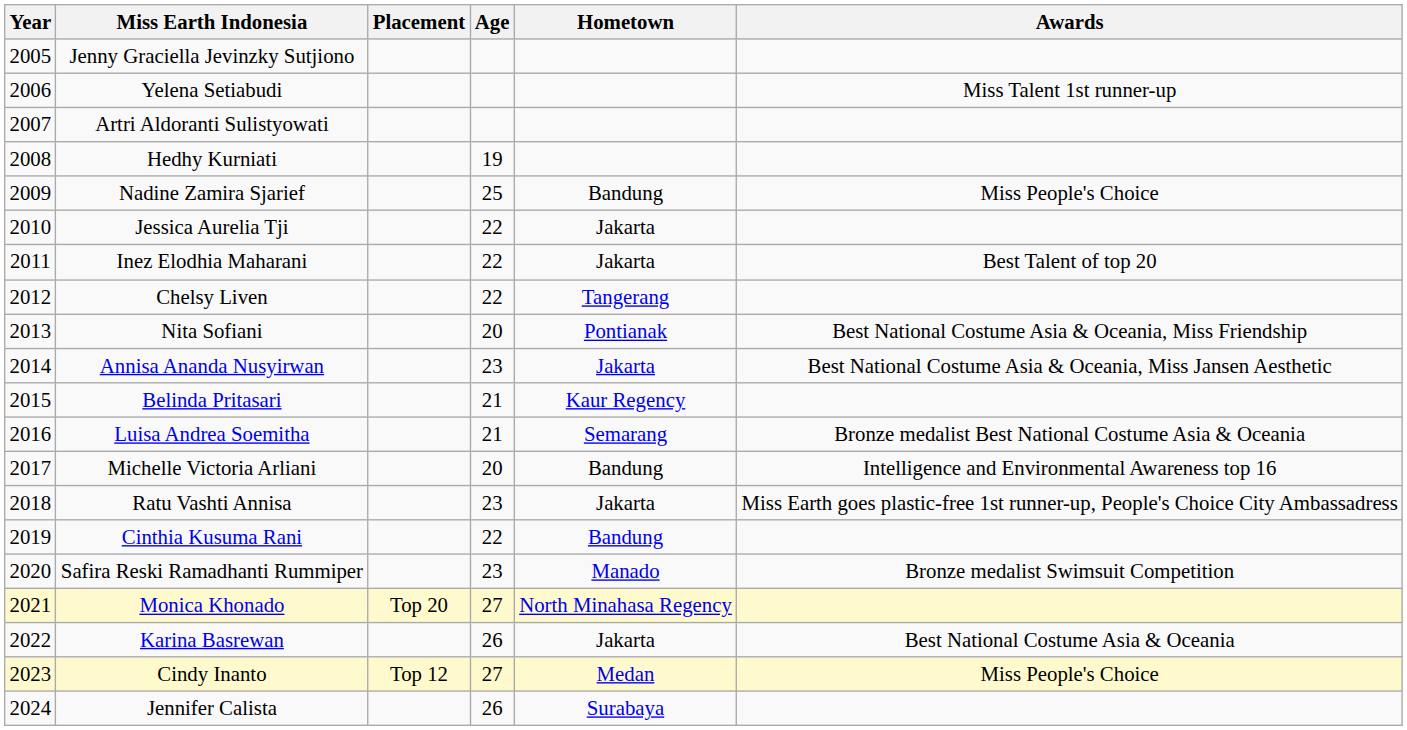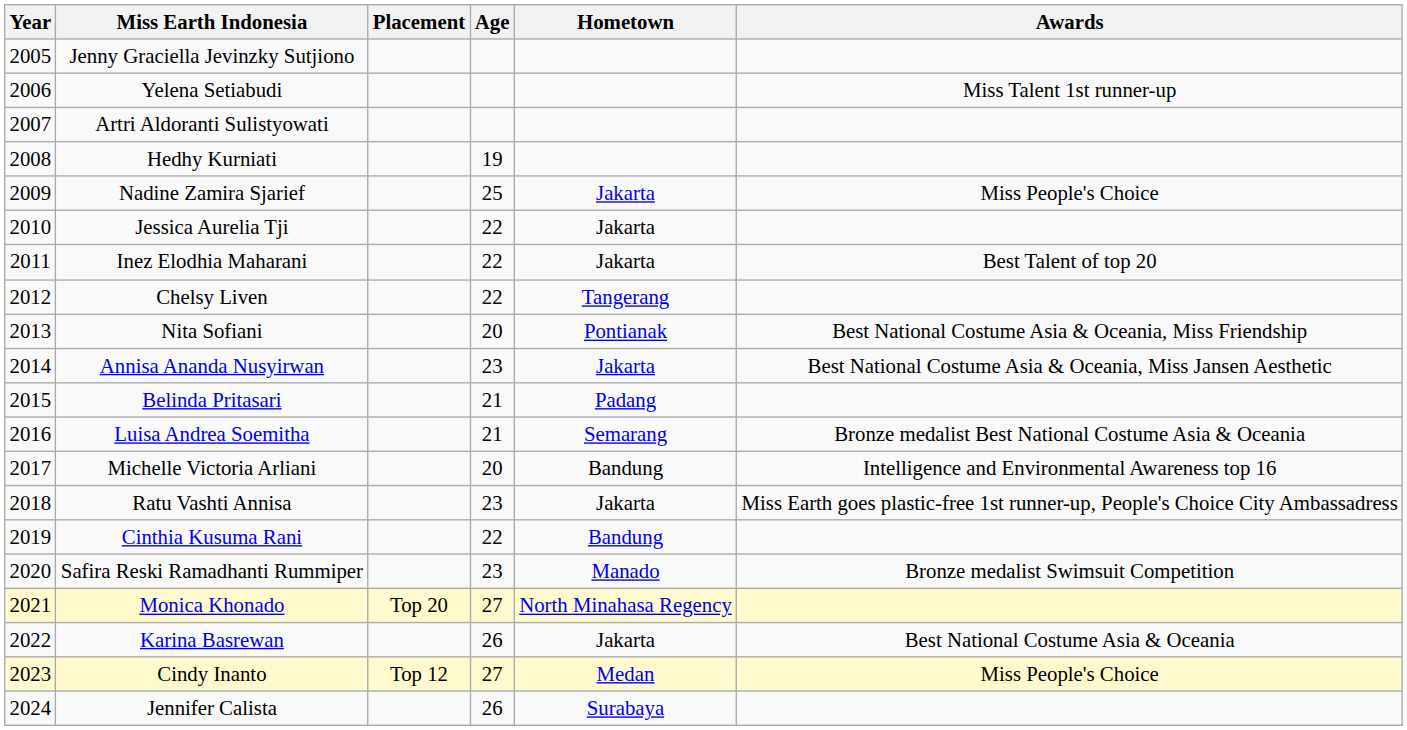(626, 193) Bandung -> (625, 193) Jakarta
(625, 399) Kaur Regency -> (626, 399) Padang
